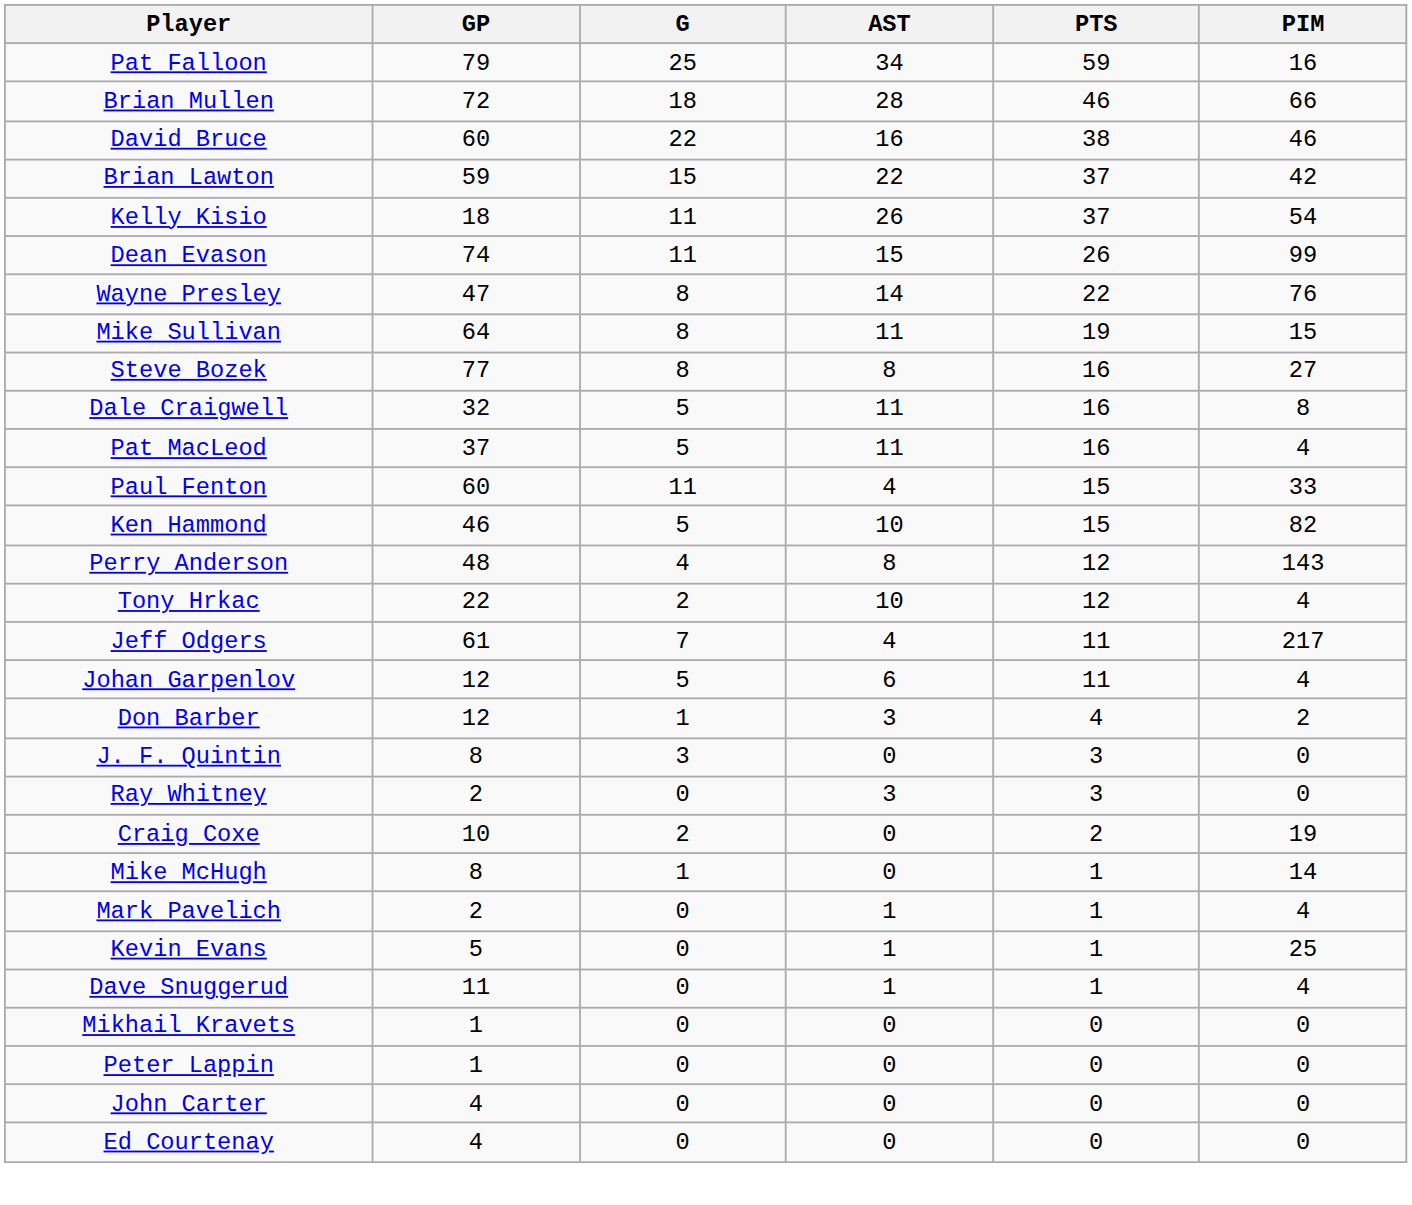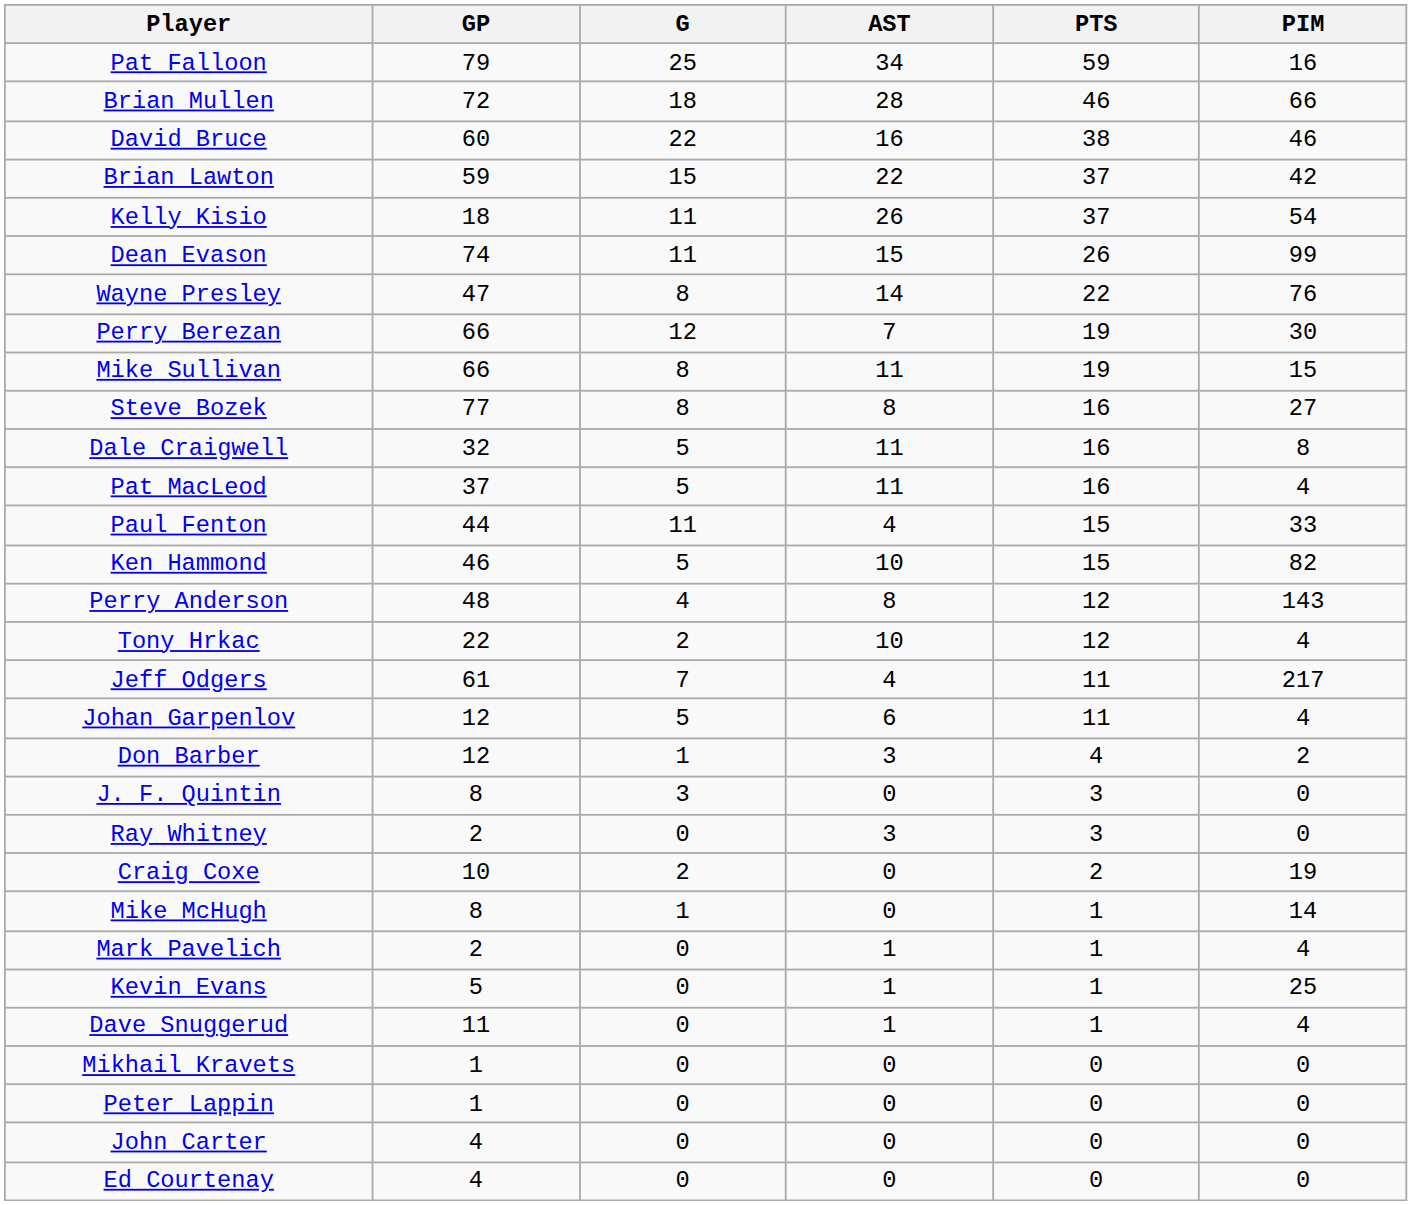+ row: (189, 333)
(476, 333) 64 -> (476, 371) 66
(476, 487) 60 -> (476, 525) 44
